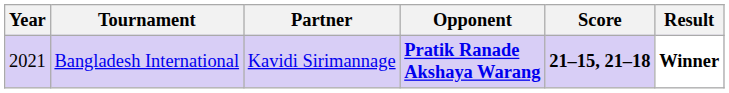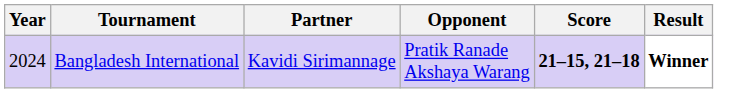(27, 61) 2021 -> (27, 61) 2024
(472, 61) bold -> (467, 61) normal
